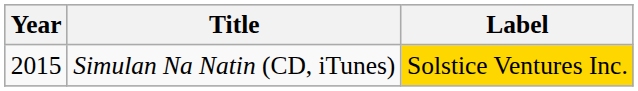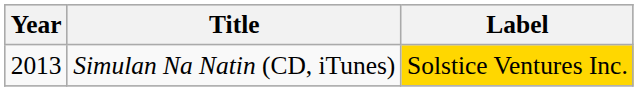(36, 65) 2015 -> (36, 65) 2013
